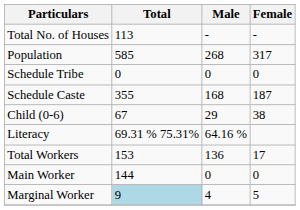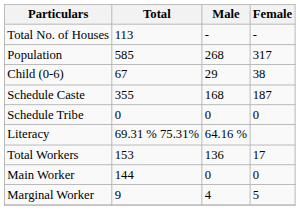rows swapped: (36, 114) <-> (45, 74)
(118, 194) lightblue background -> (118, 194) no background
